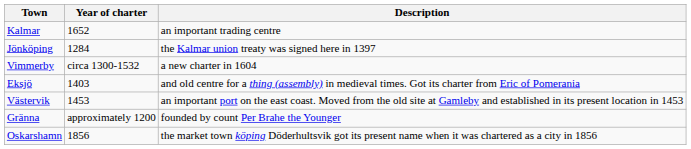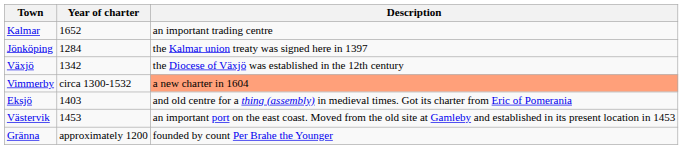+ row: (20, 65)
(209, 65) no background -> (201, 83) lightsalmon background
- row: (34, 135)
